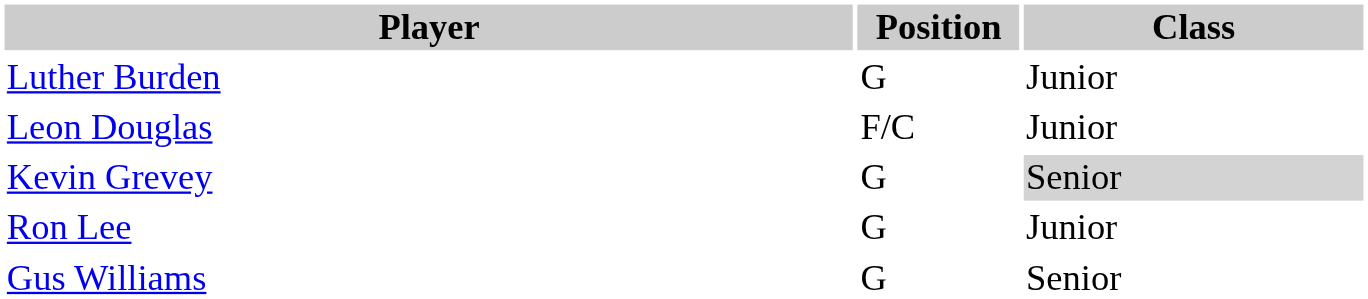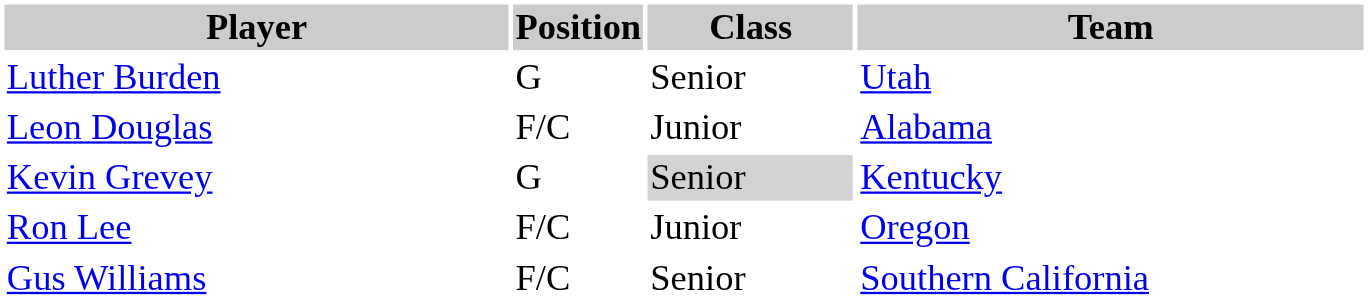+ column: (1111, 26)
(1072, 76) Junior -> (698, 76) Senior
(874, 227) G -> (543, 227) F/C
(874, 277) G -> (543, 277) F/C
